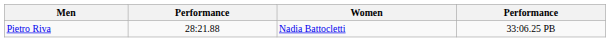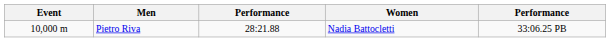+ column: (49, 12)
